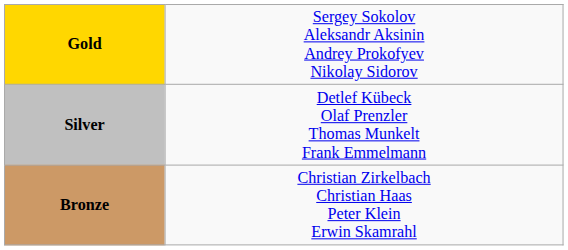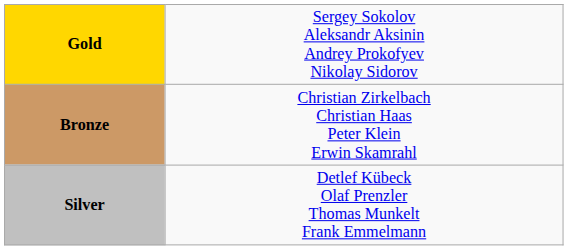rows swapped: (85, 124) <-> (85, 204)
